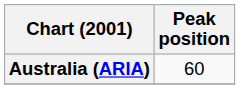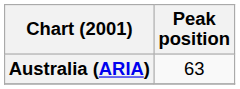(194, 68) 60 -> (194, 68) 63
